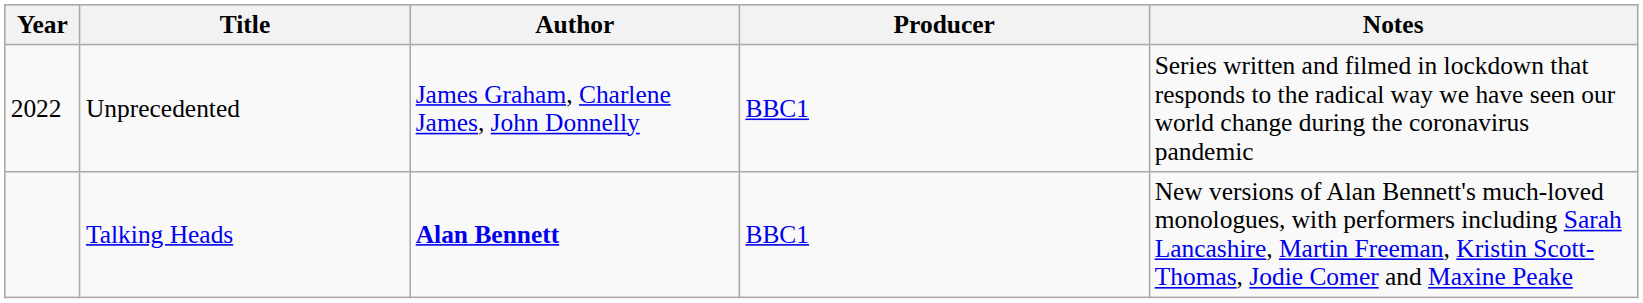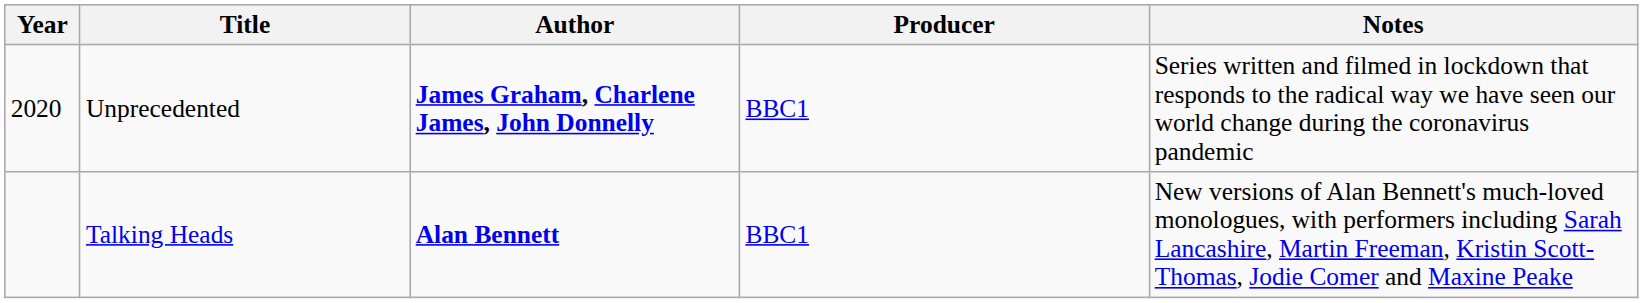(36, 107) 2022 -> (36, 107) 2020
(543, 107) normal -> (555, 107) bold
